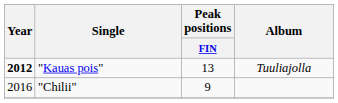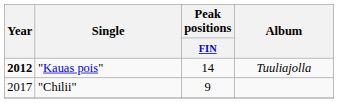(208, 68) 13 -> (208, 68) 14
(20, 87) 2016 -> (20, 87) 2017
